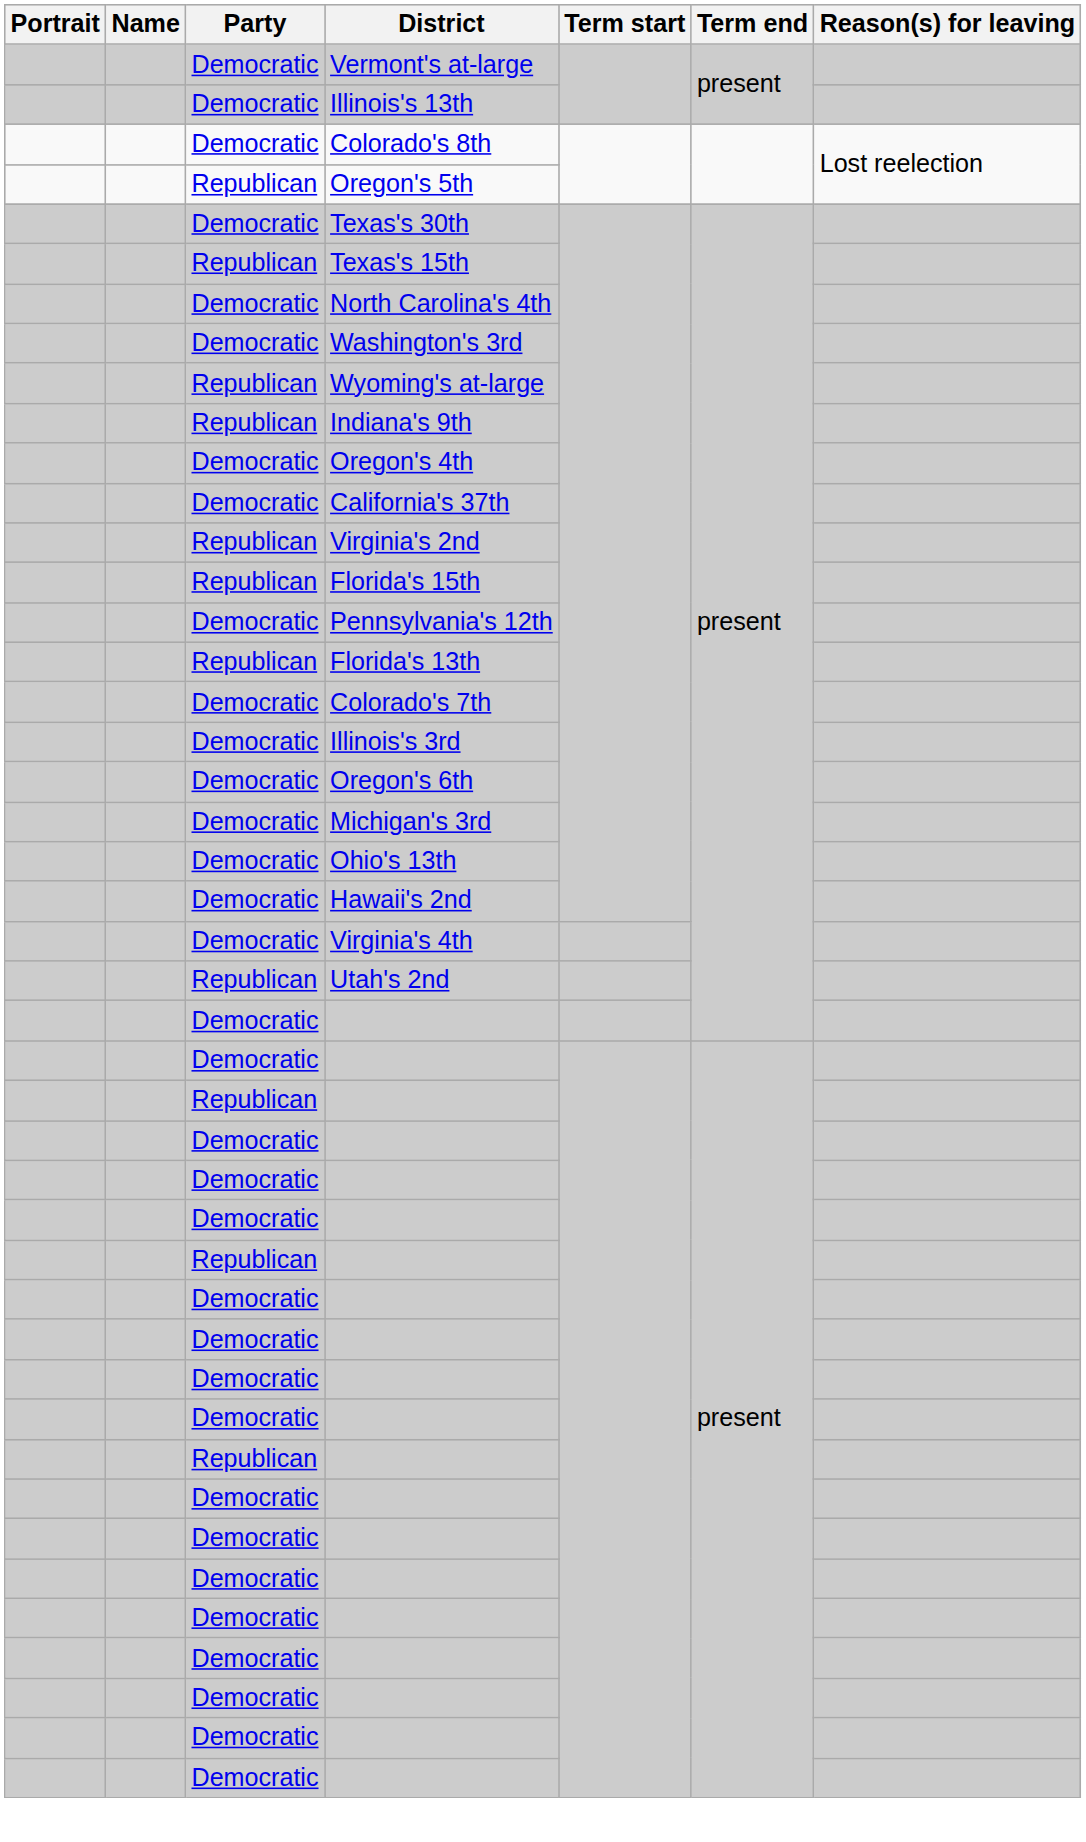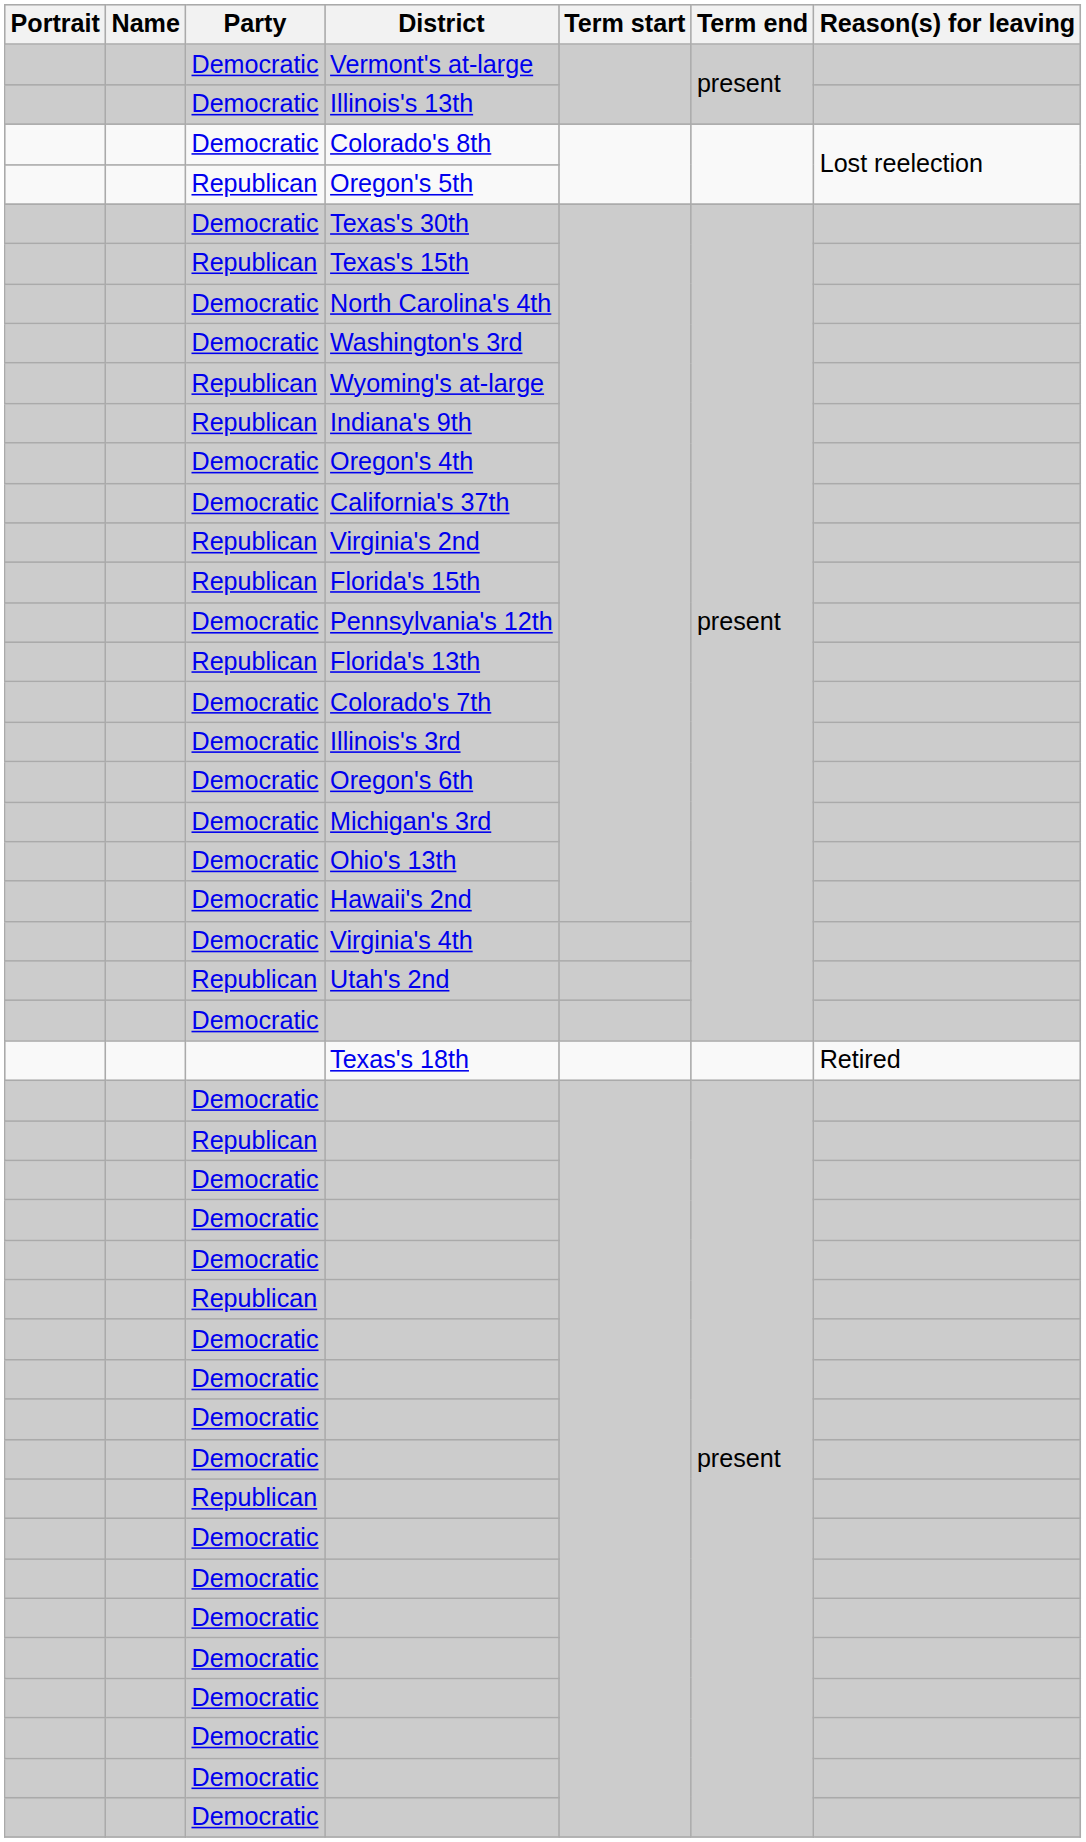+ row: (255, 1061)
